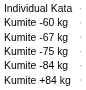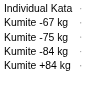- row: (36, 23)
